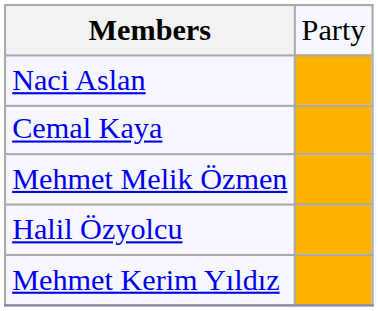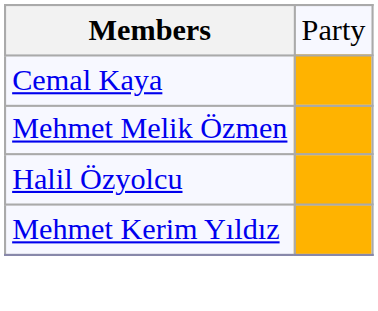- row: (79, 79)
